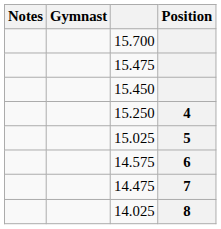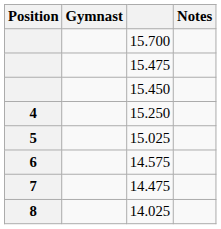columns swapped: (187, 16) <-> (26, 16)
